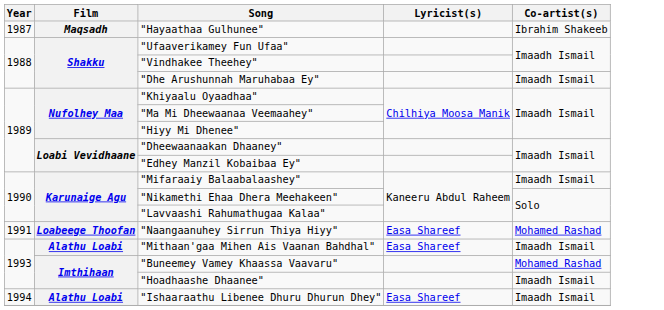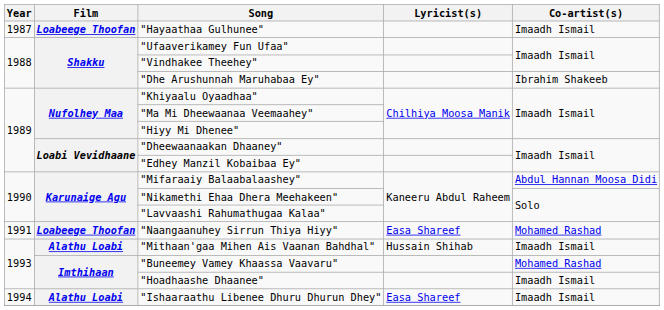(86, 30) Maqsadh -> (86, 30) Loabeege Thoofan
(561, 30) Ibrahim Shakeeb -> (555, 30) Imaadh Ismail
(555, 80) Imaadh Ismail -> (561, 80) Ibrahim Shakeeb
(555, 180) Imaadh Ismail -> (586, 180) Abdul Hannan Moosa Didi
(423, 247) Easa Shareef -> (430, 247) Hussain Shihab
